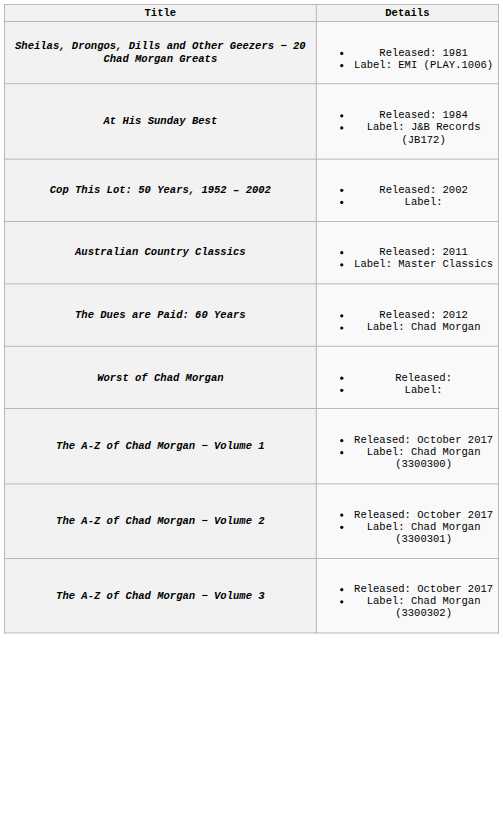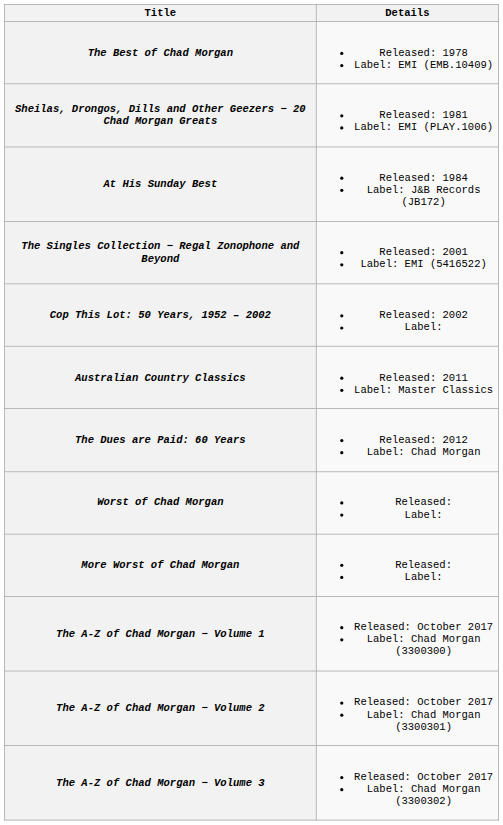+ row: (160, 53)
+ row: (160, 253)
+ row: (160, 565)
